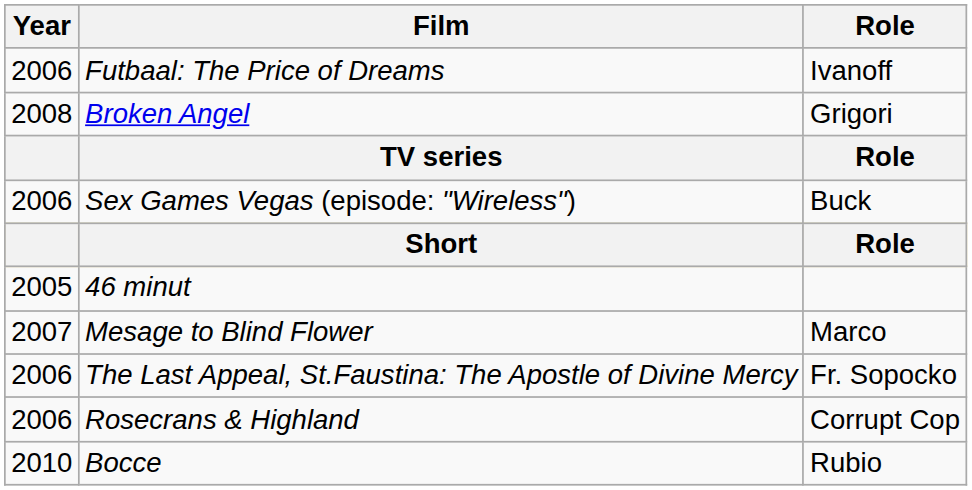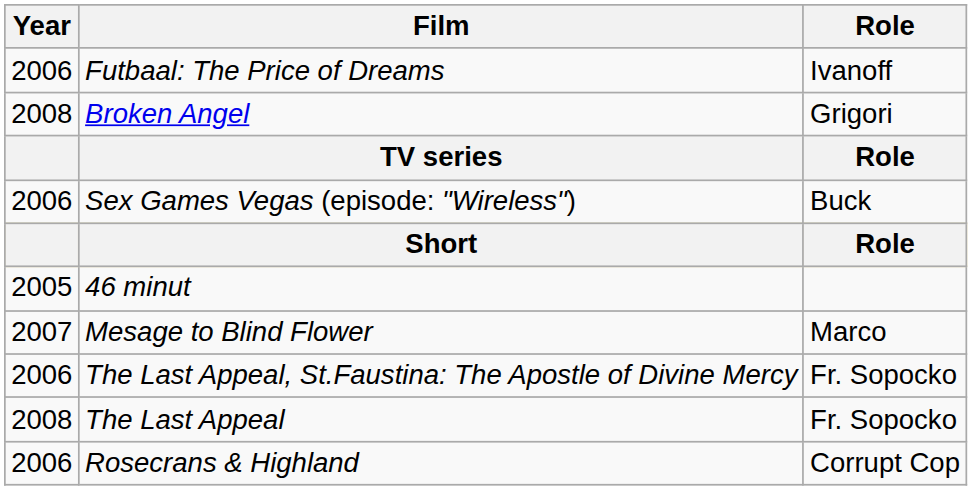+ row: (185, 419)
- row: (123, 462)
